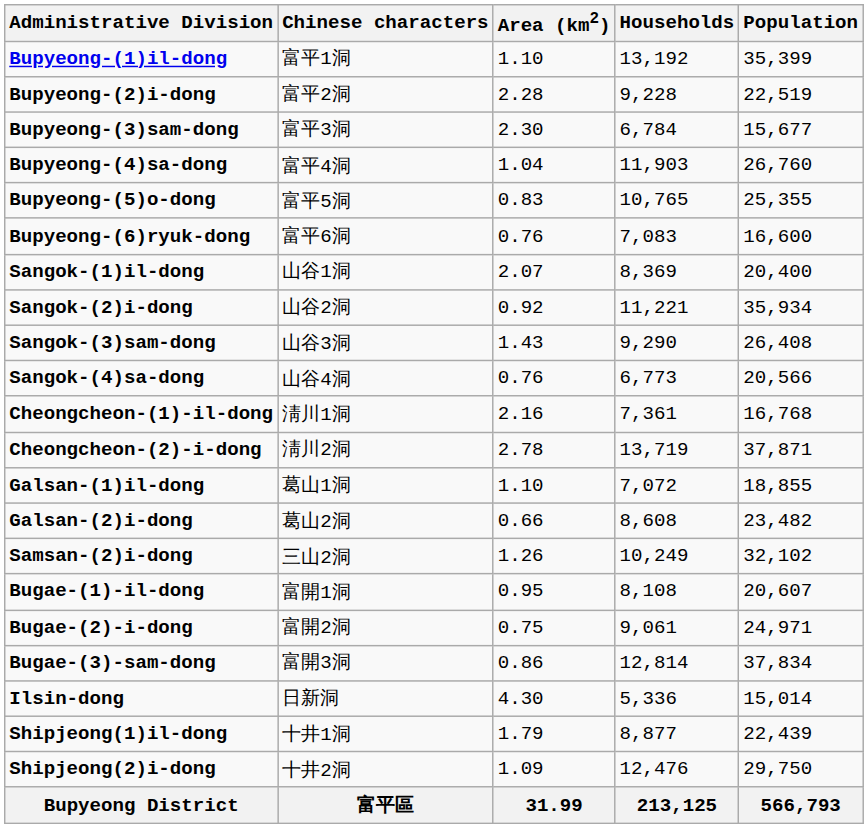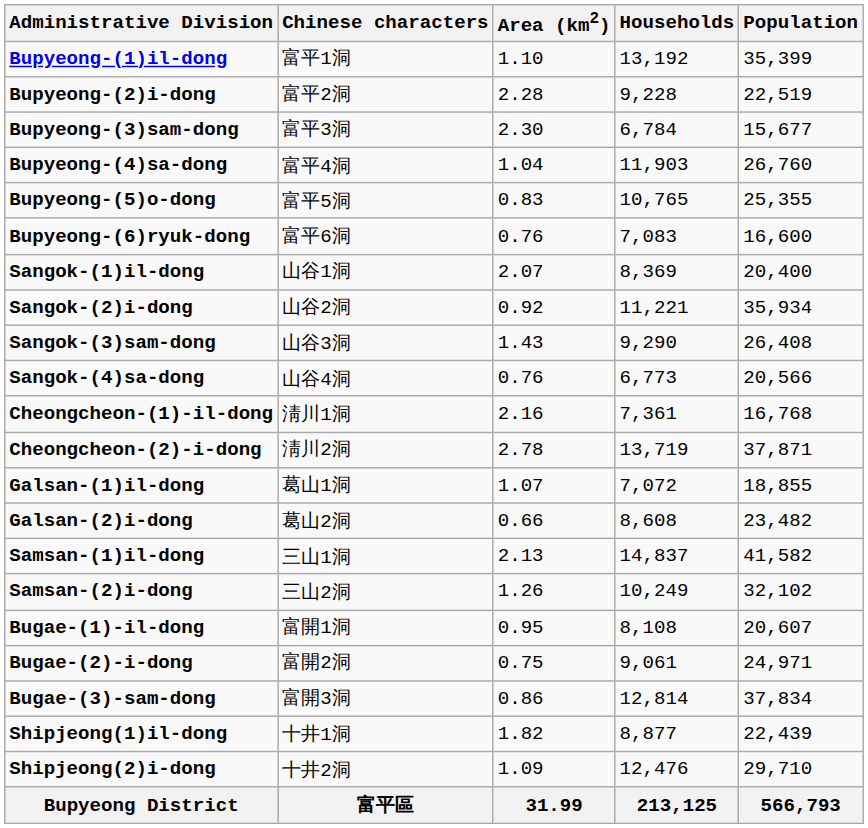(521, 485) 1.10 -> (521, 485) 1.07
+ row: (107, 556)
- row: (67, 699)
(521, 734) 1.79 -> (521, 734) 1.82
(778, 770) 29,750 -> (778, 770) 29,710
